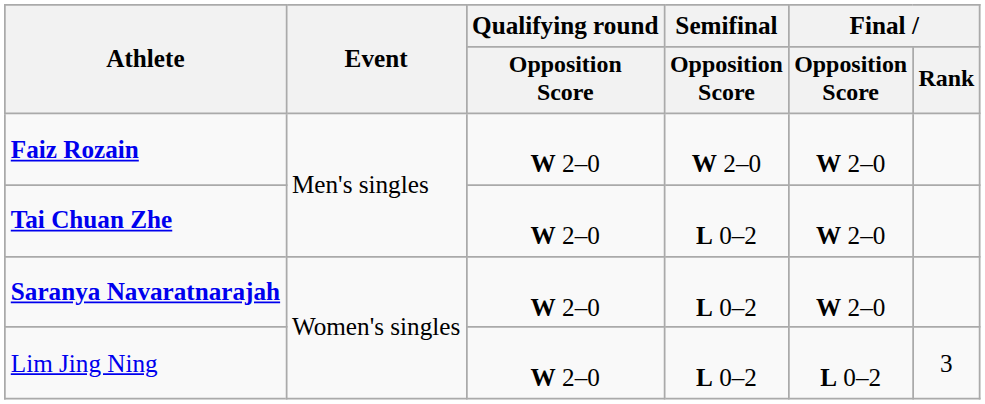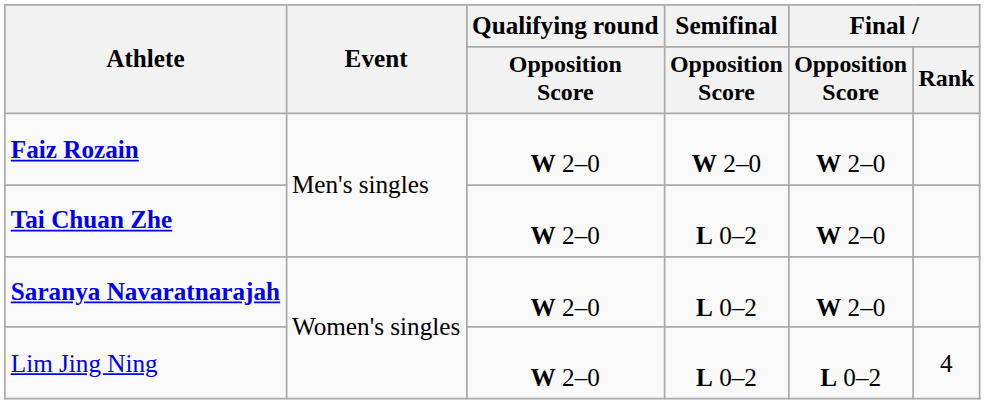(946, 363) 3 -> (946, 363) 4
